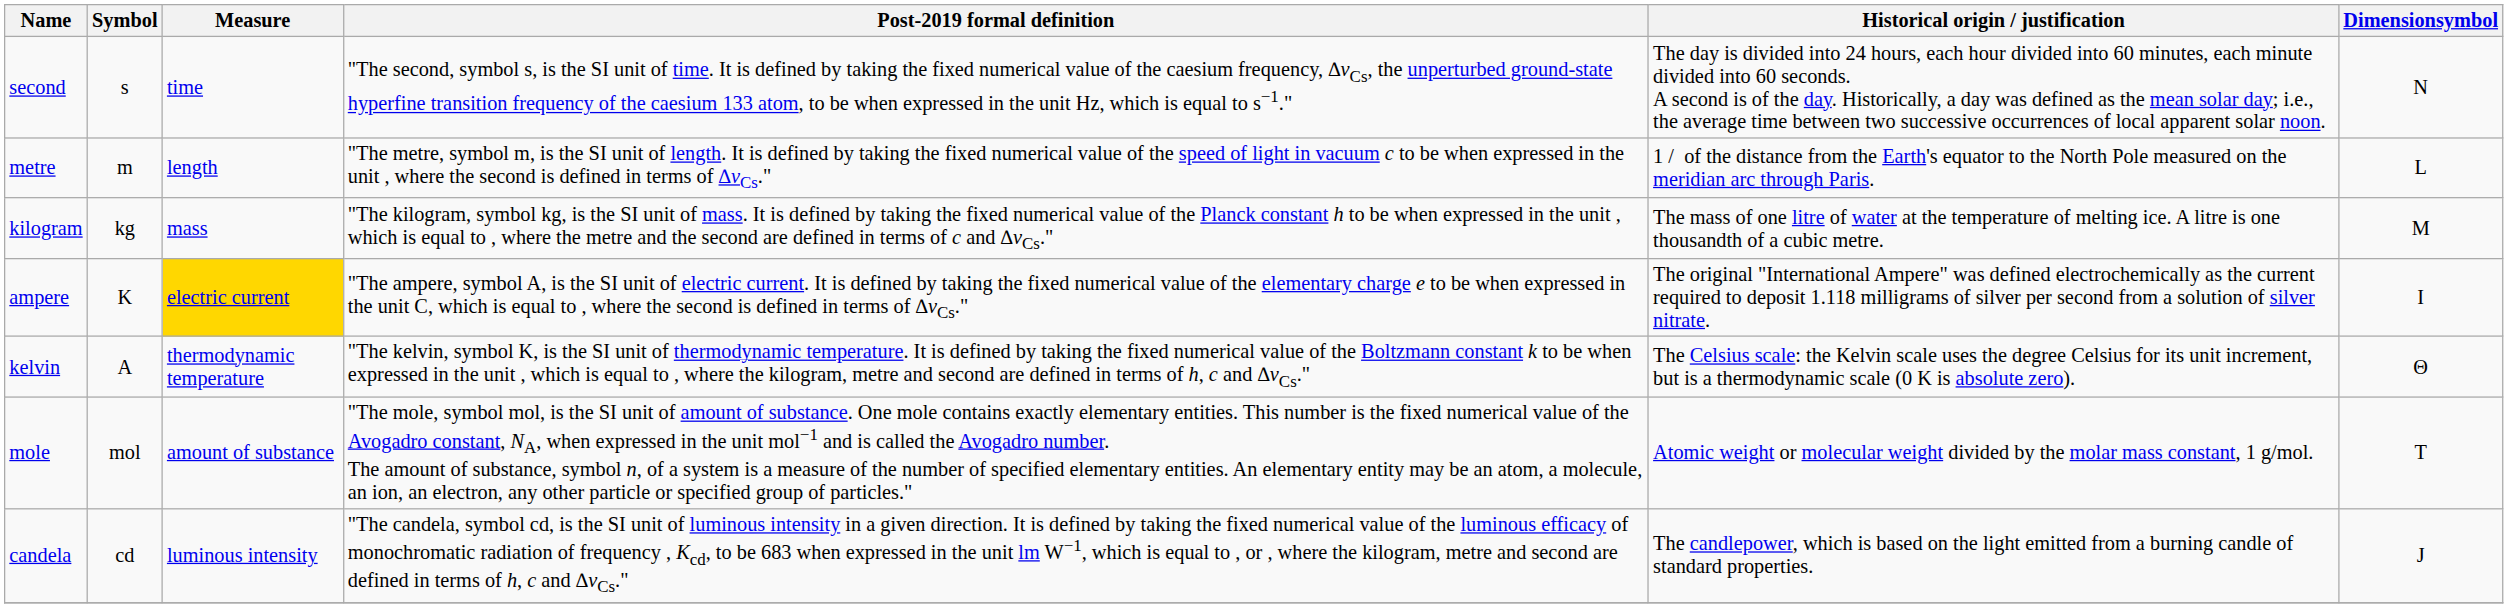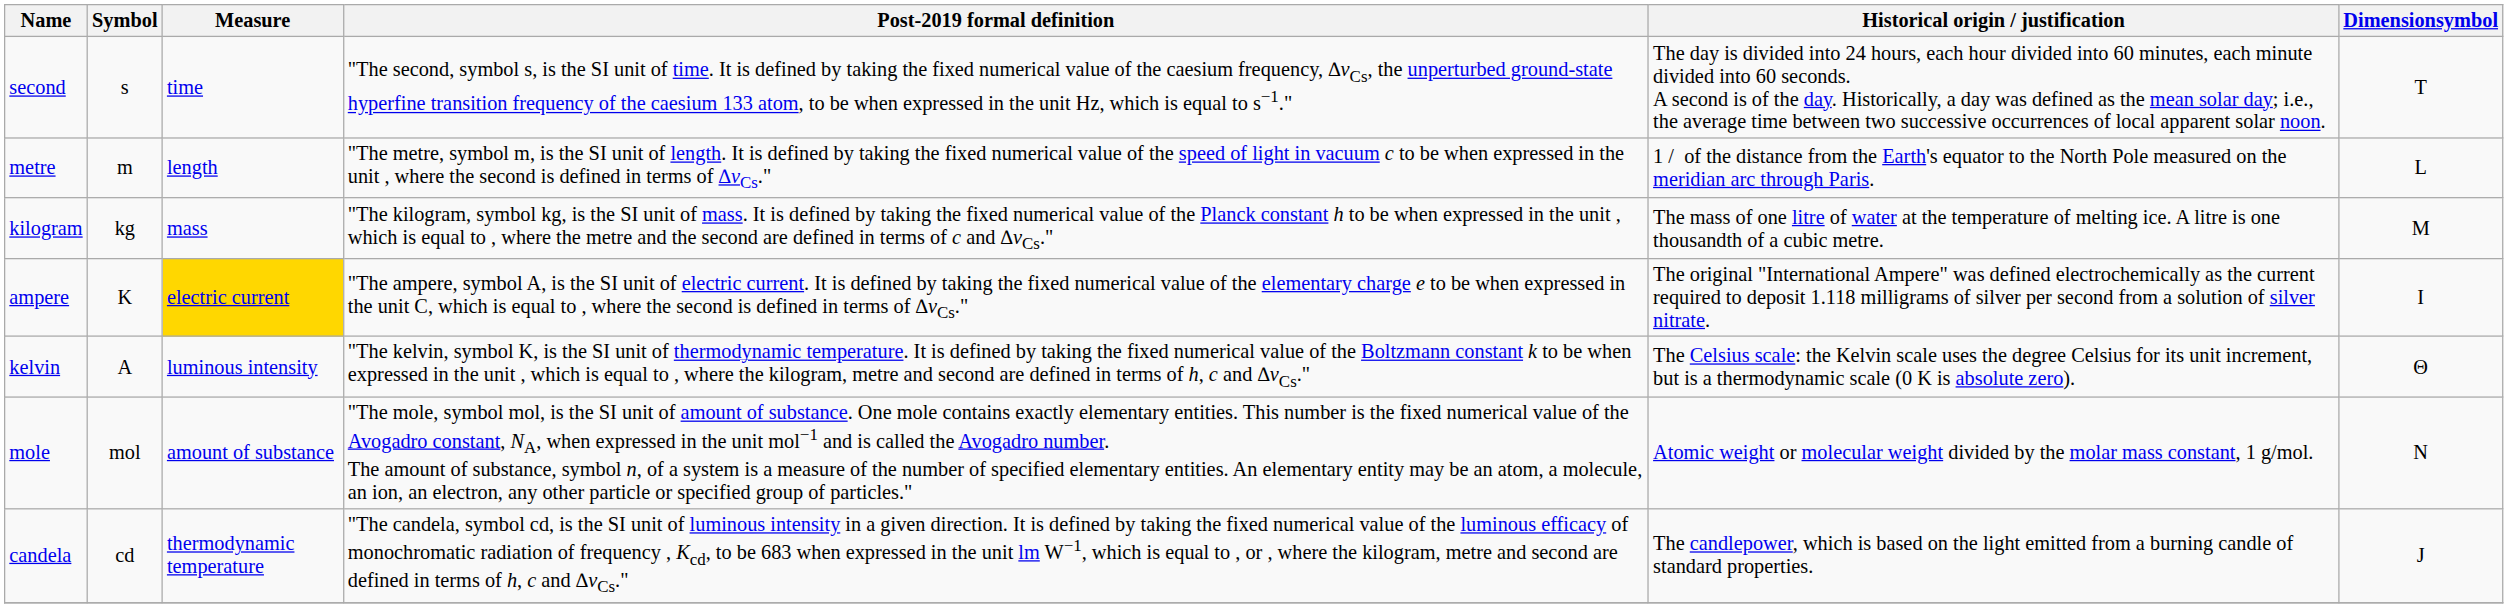(2421, 87) N -> (2421, 87) T
(231, 366) thermodynamic temperature -> (242, 366) luminous intensity
(2421, 452) T -> (2421, 452) N
(242, 555) luminous intensity -> (231, 555) thermodynamic temperature
